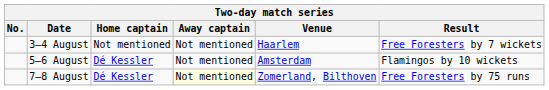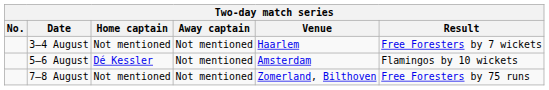(123, 77) Dé Kessler -> (132, 77) Not mentioned
(214, 77) lightyellow background -> (214, 77) no background
